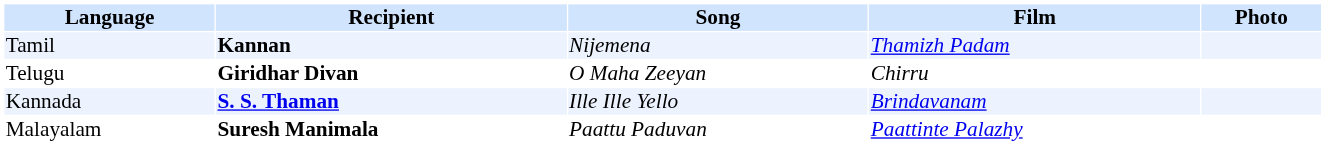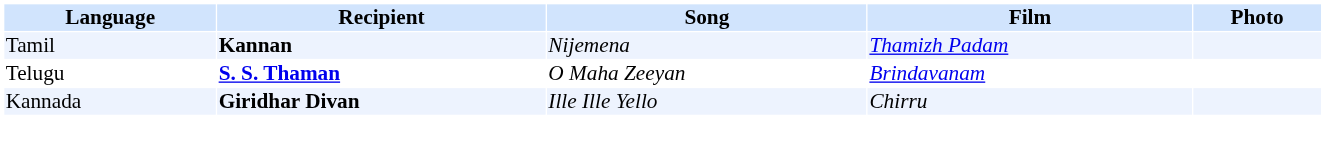(288, 73) Giridhar Divan -> (279, 73) S. S. Thaman
(900, 73) Chirru -> (927, 73) Brindavanam
(278, 101) S. S. Thaman -> (289, 101) Giridhar Divan
(929, 101) Brindavanam -> (898, 101) Chirru
- row: (54, 129)
